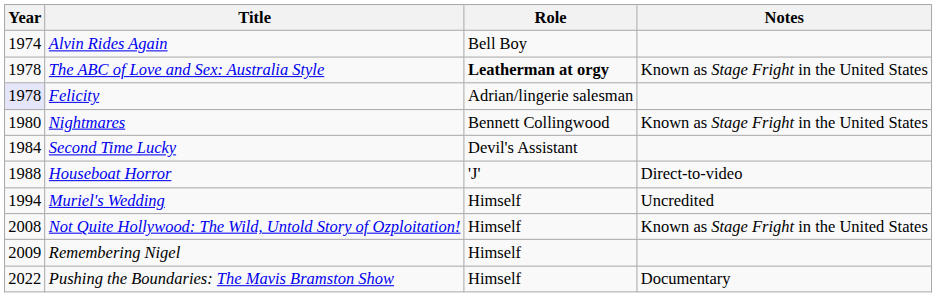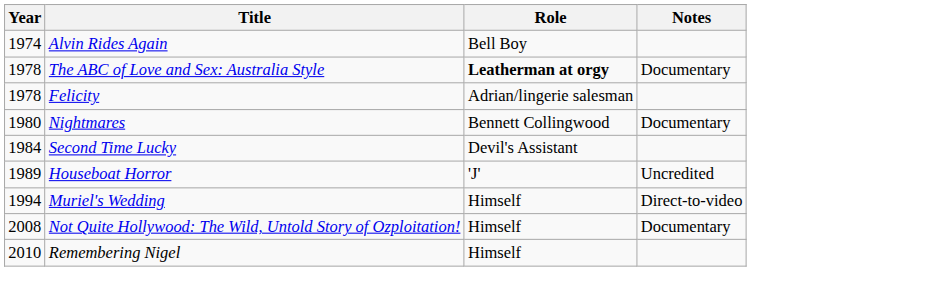(784, 69) Known as Stage Fright in the United States -> (686, 69) Documentary
(25, 95) lavender background -> (25, 95) no background
(784, 122) Known as Stage Fright in the United States -> (686, 122) Documentary
(25, 174) 1988 -> (25, 174) 1989
(692, 174) Direct-to-video -> (677, 174) Uncredited
(677, 200) Uncredited -> (692, 200) Direct-to-video
(784, 226) Known as Stage Fright in the United States -> (686, 226) Documentary
(25, 252) 2009 -> (25, 252) 2010
- row: (221, 278)
